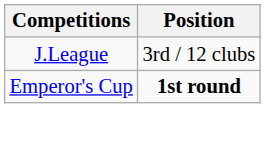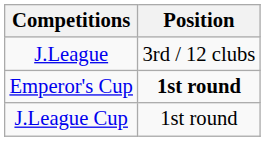+ row: (71, 119)
